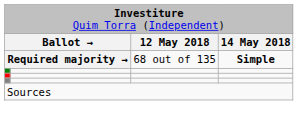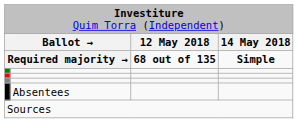(175, 59) normal -> (175, 59) bold
+ row: (7, 92)
